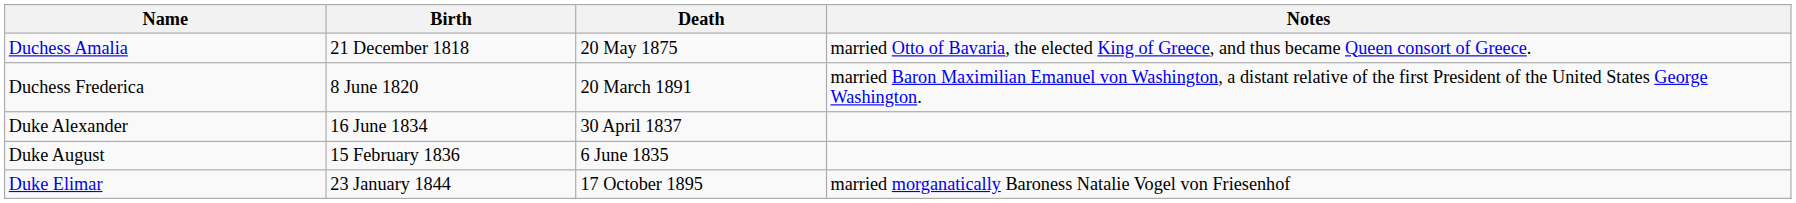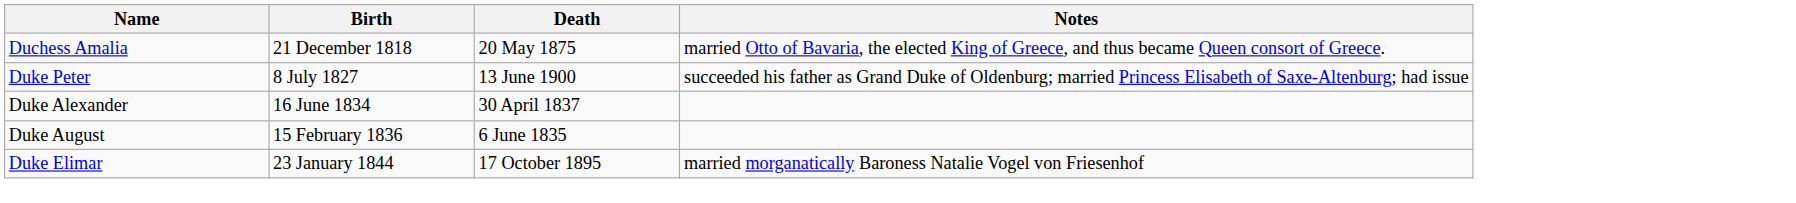- row: (76, 87)
+ row: (50, 76)
